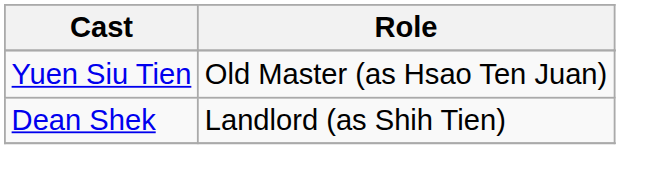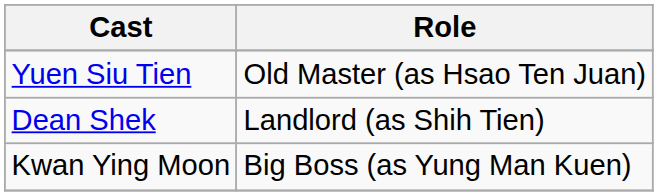+ row: (121, 166)
